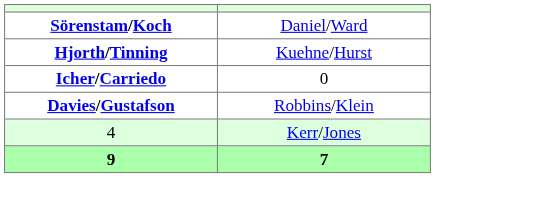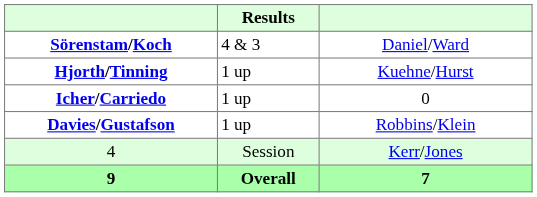+ column: (268, 17)
